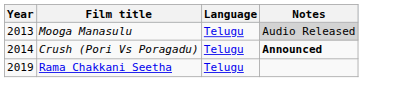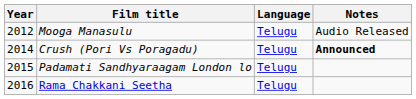(20, 31) 2013 -> (20, 31) 2012
(309, 31) lightgrey background -> (362, 31) no background
+ row: (145, 67)
(20, 67) 2019 -> (20, 85) 2016
